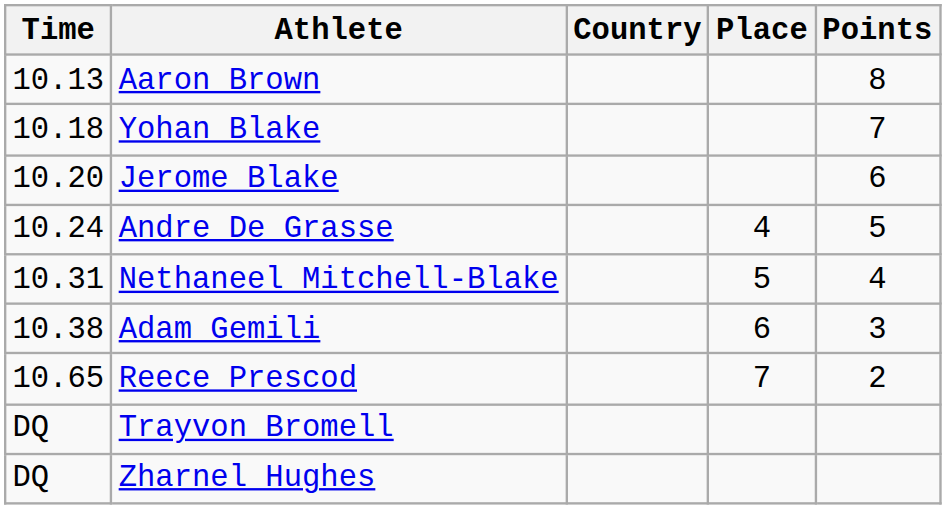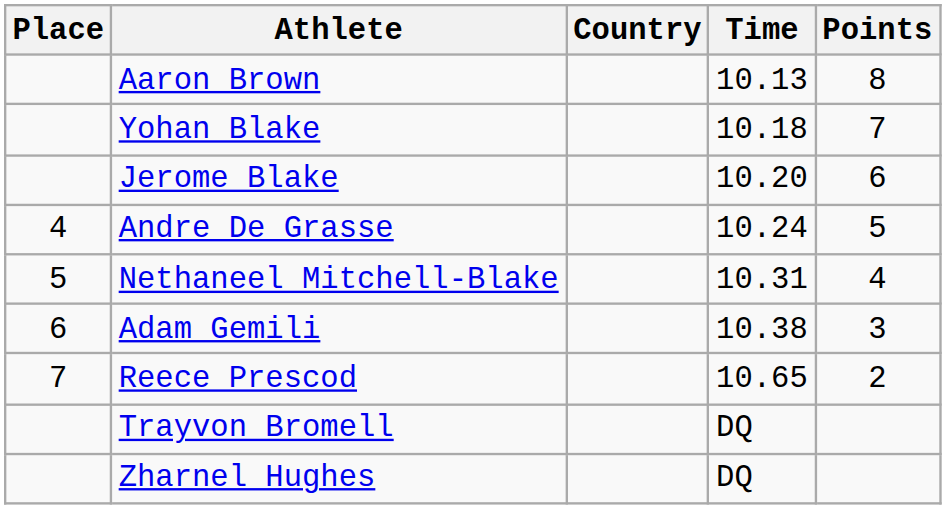columns swapped: (762, 30) <-> (58, 30)
